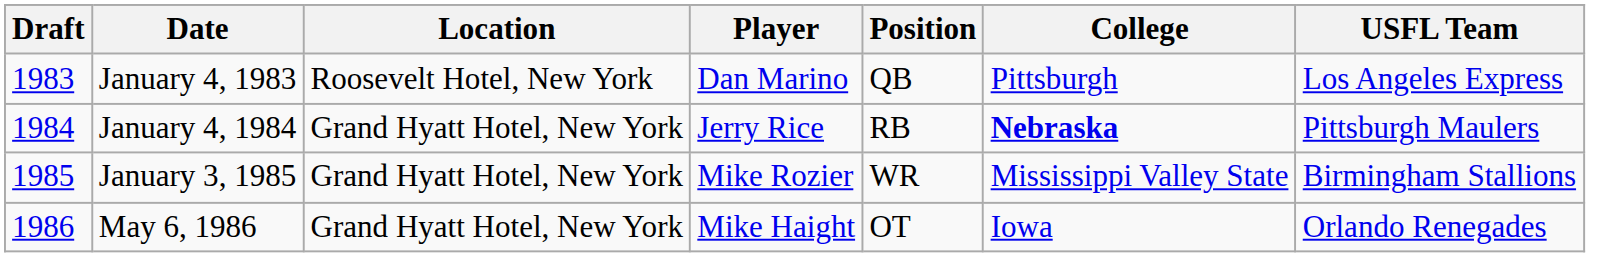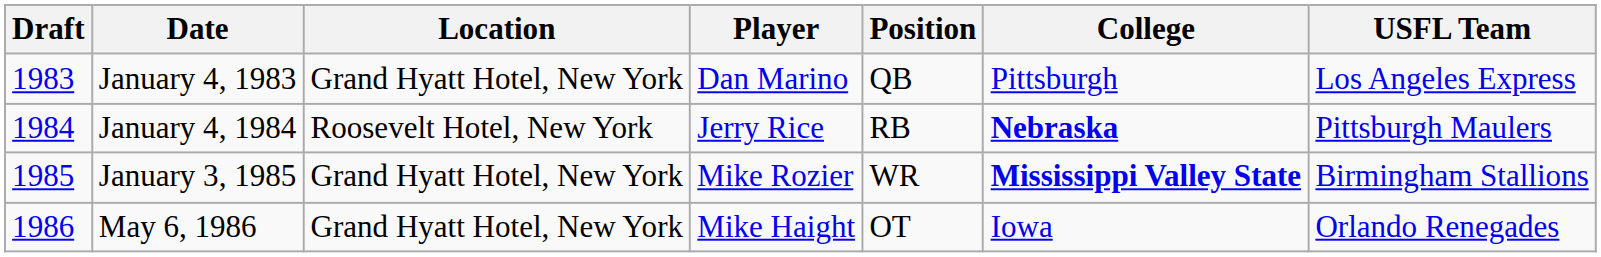(482, 78) Roosevelt Hotel, New York -> (497, 78) Grand Hyatt Hotel, New York
(497, 127) Grand Hyatt Hotel, New York -> (482, 127) Roosevelt Hotel, New York
(1140, 176) normal -> (1146, 176) bold
